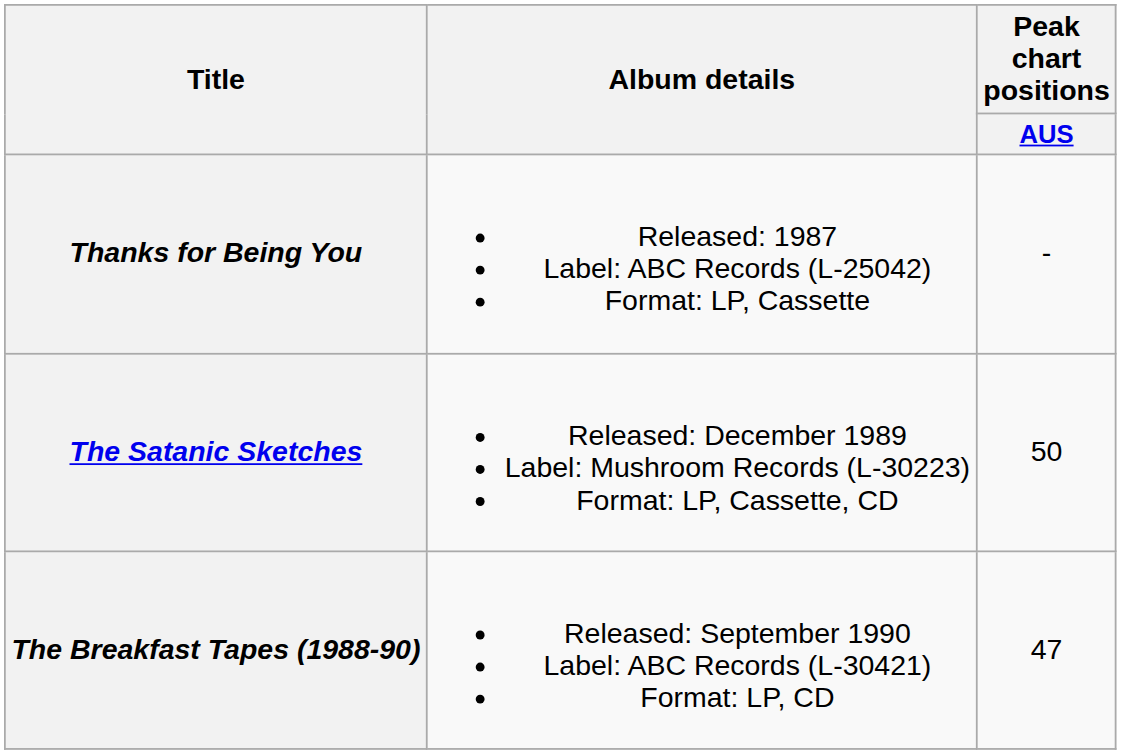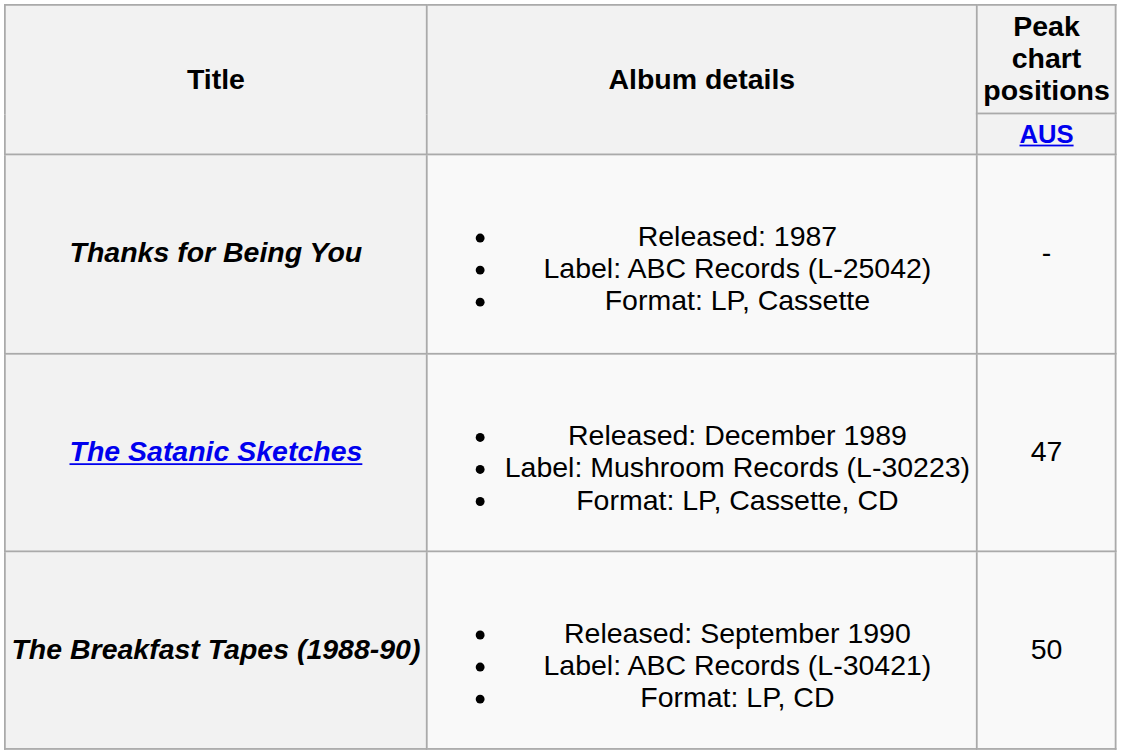(1047, 451) 50 -> (1047, 451) 47
(1047, 649) 47 -> (1047, 649) 50
